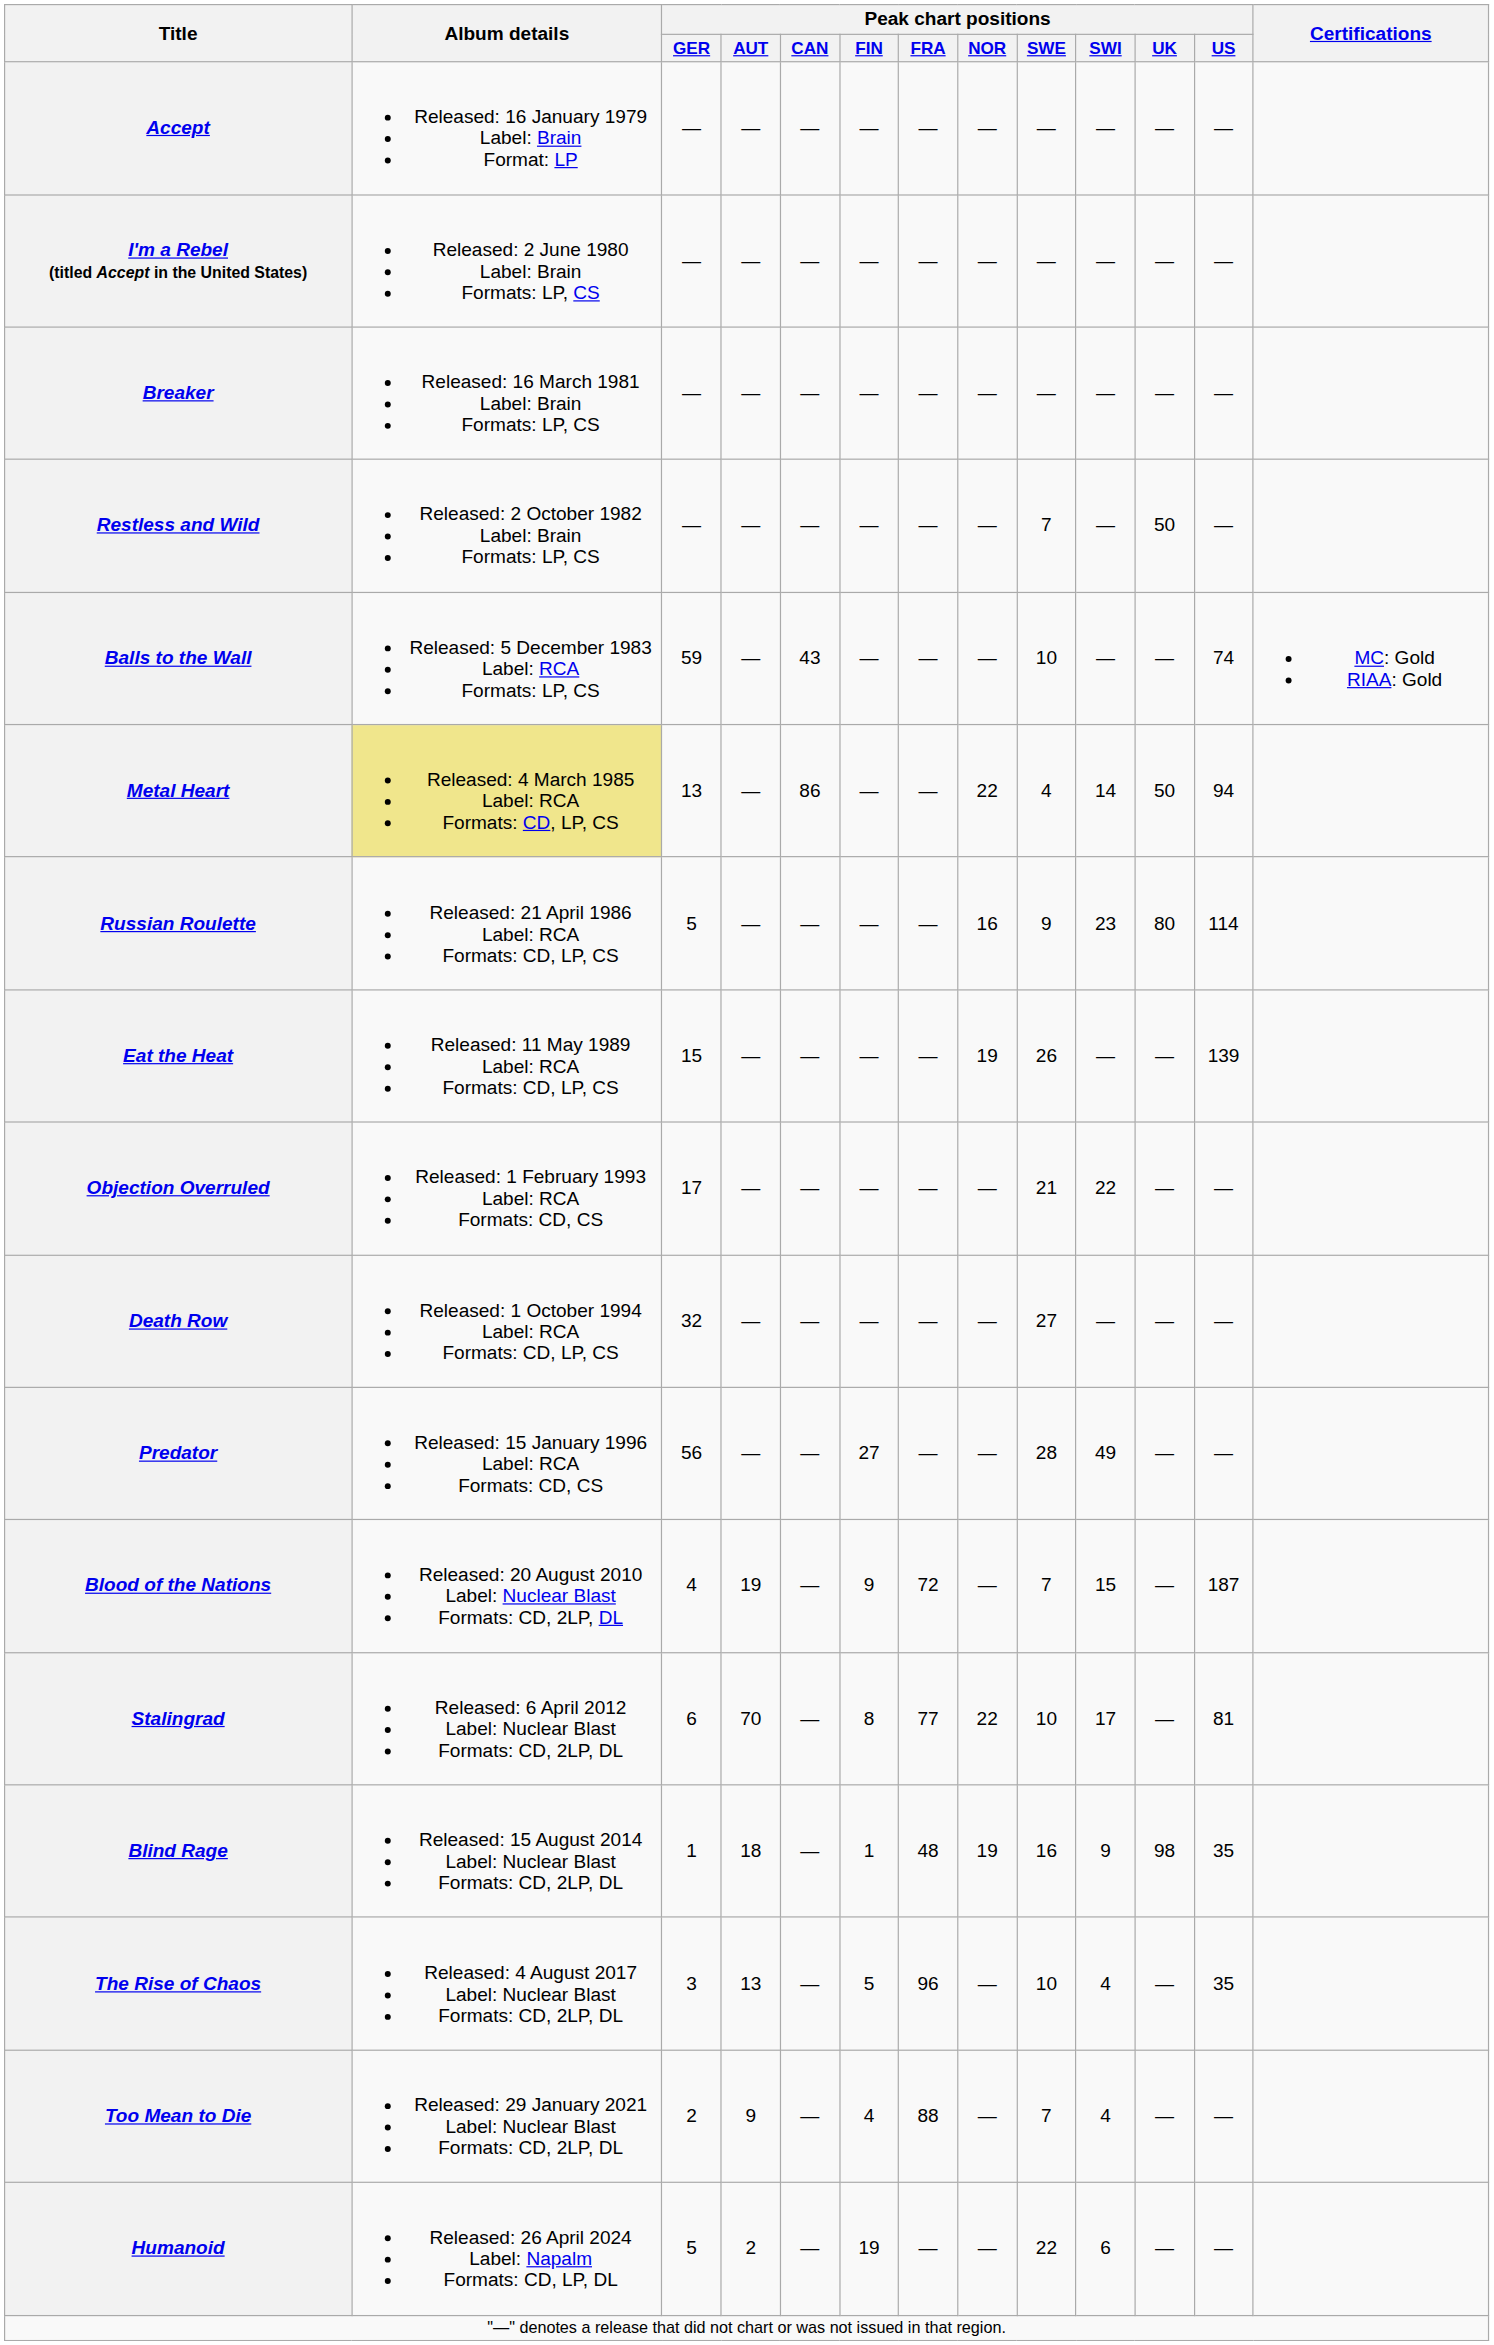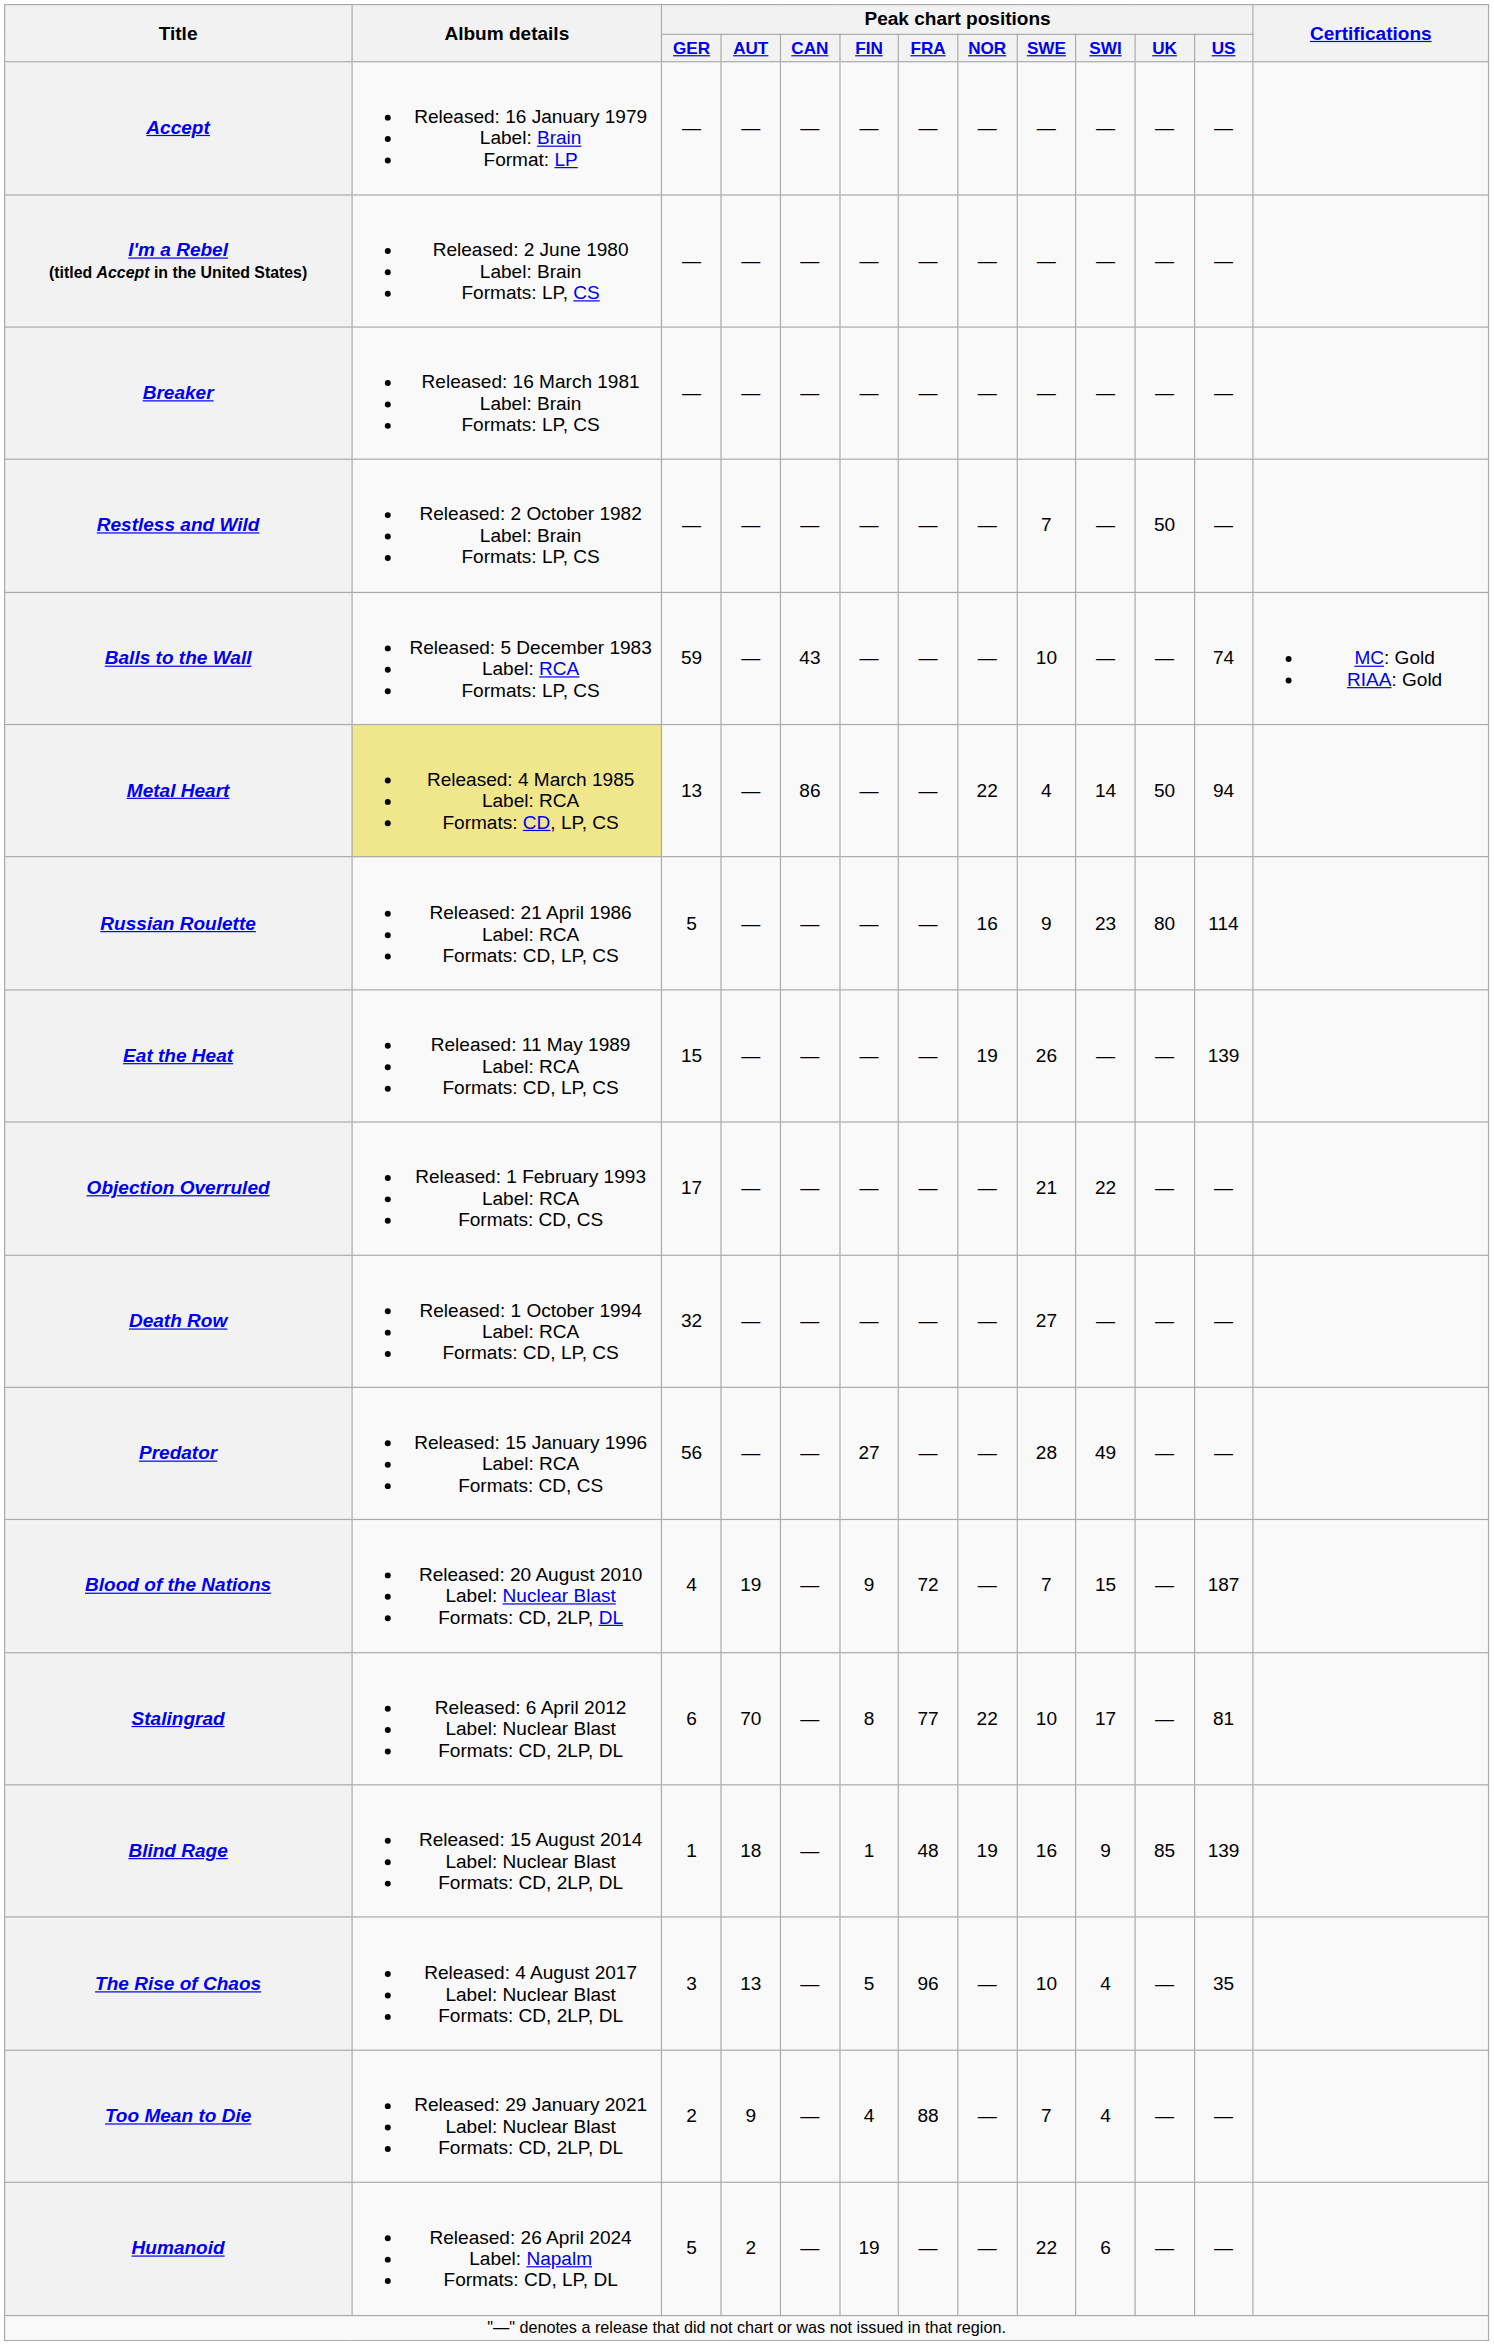(1165, 1851) 98 -> (1165, 1851) 85
(1224, 1851) 35 -> (1224, 1851) 139
